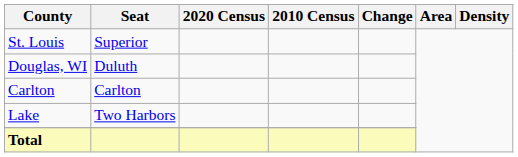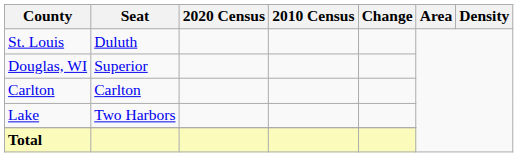(121, 41) Superior -> (116, 41) Duluth
(116, 66) Duluth -> (121, 66) Superior
